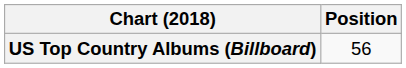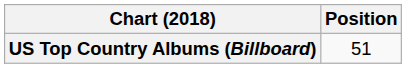(361, 48) 56 -> (361, 48) 51
